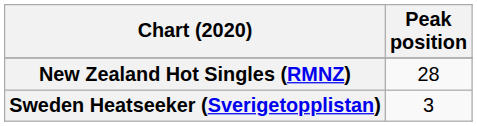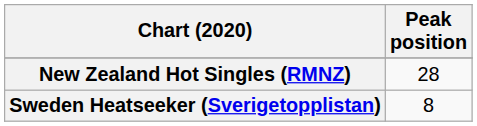(428, 105) 3 -> (428, 105) 8
